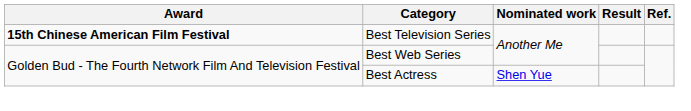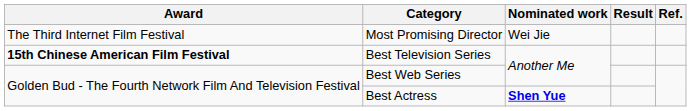+ row: (434, 34)
(524, 75) normal -> (537, 95) bold
